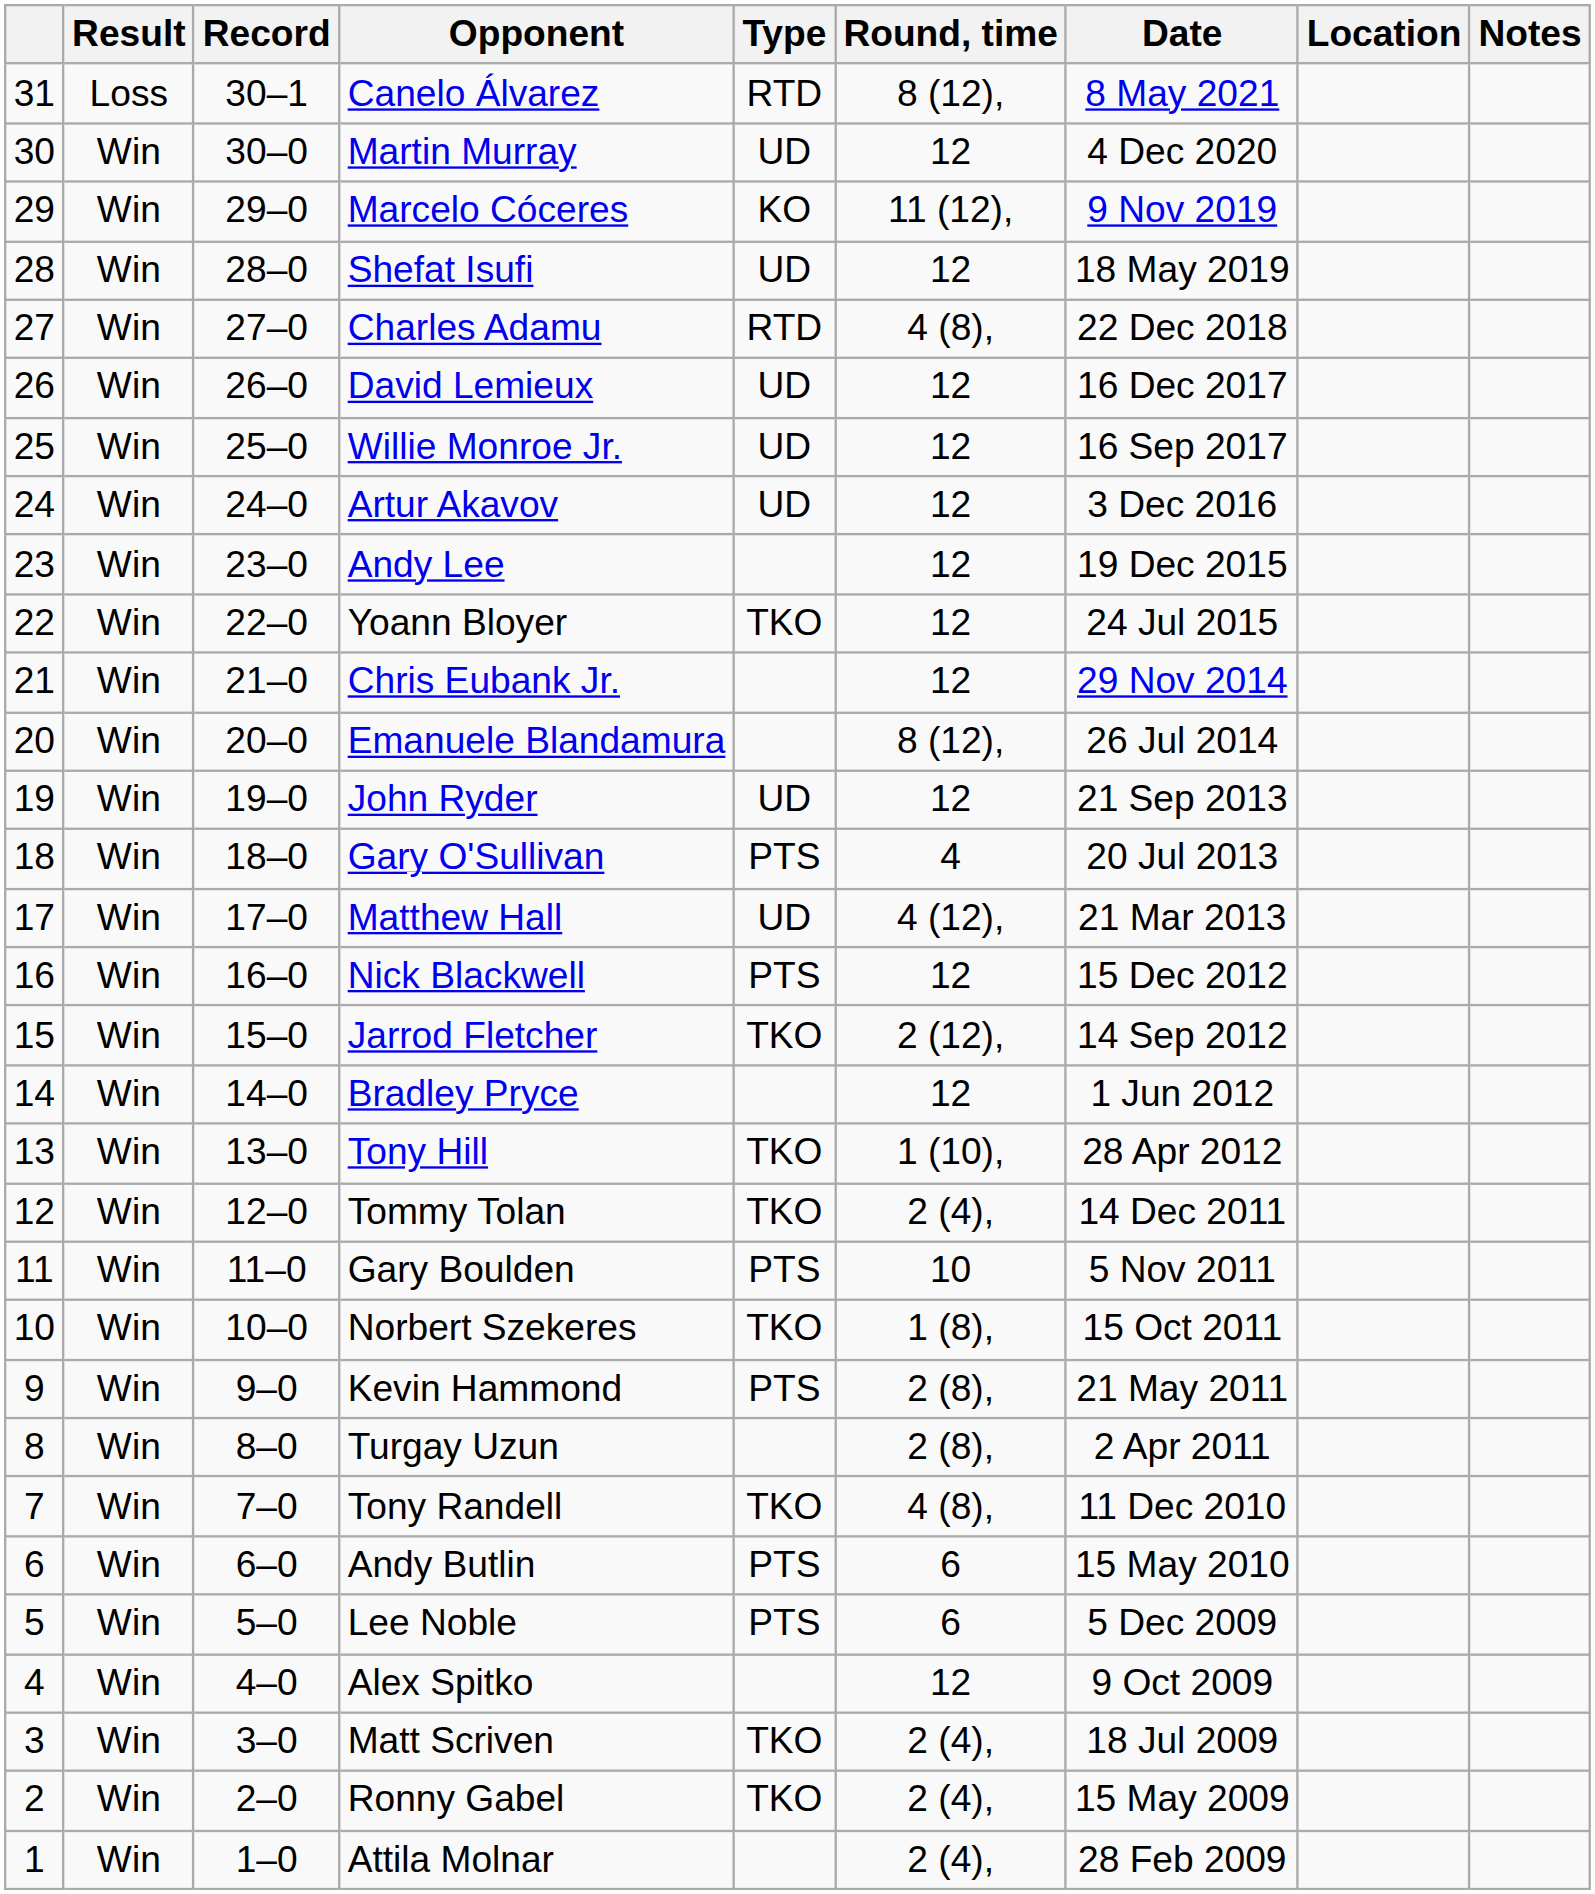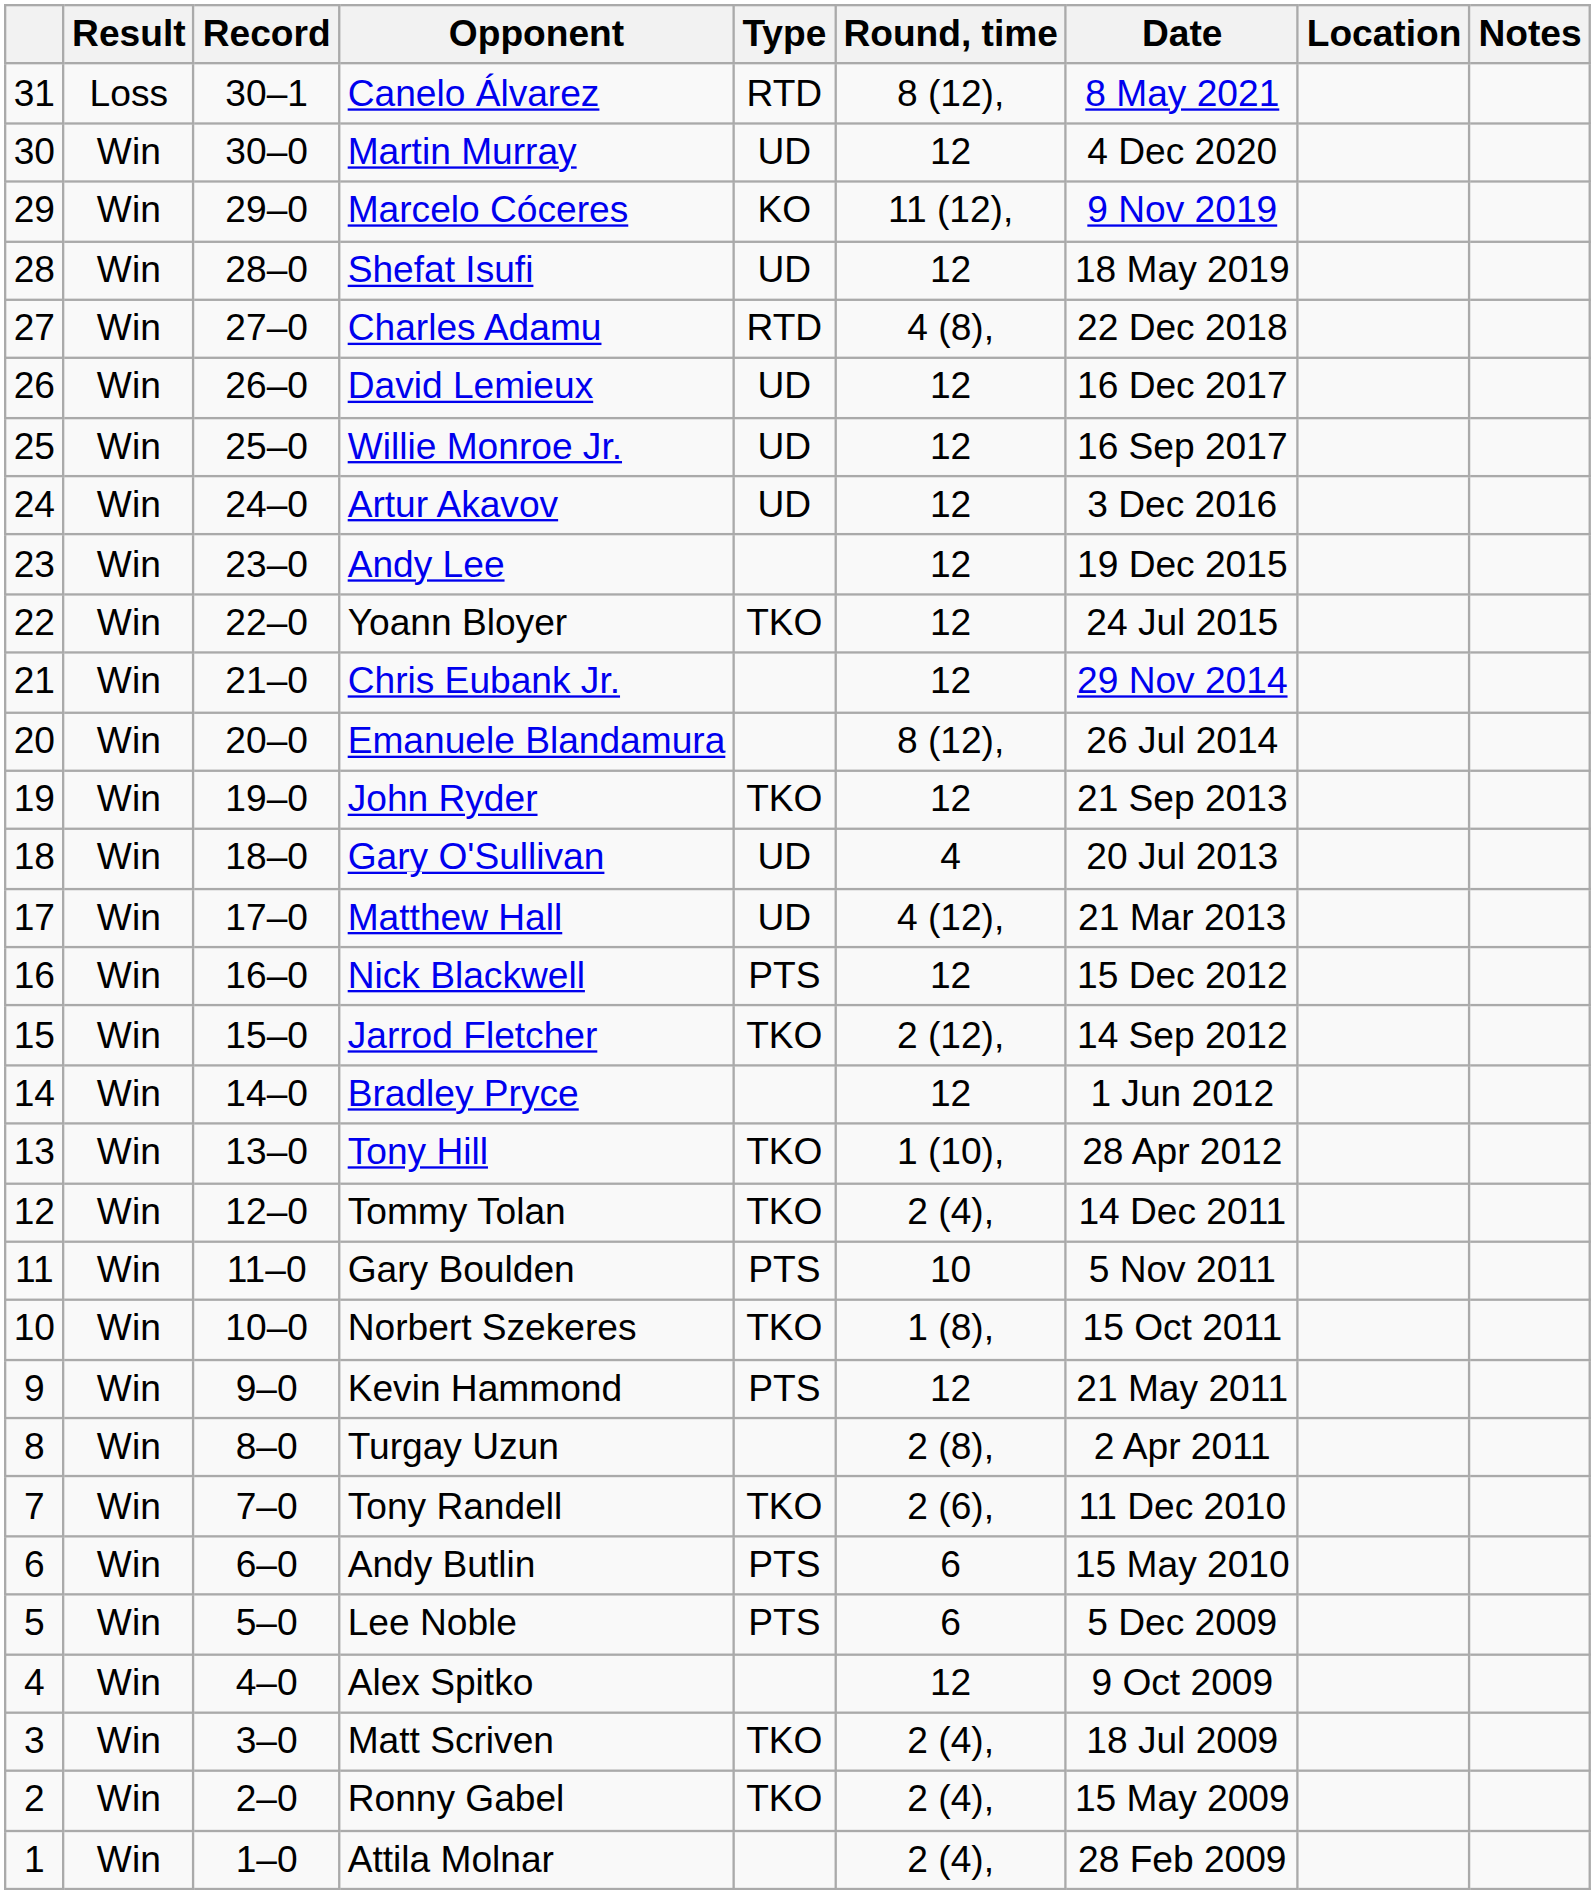(784, 799) UD -> (784, 799) TKO
(784, 858) PTS -> (784, 858) UD
(951, 1387) 2 (8), -> (951, 1387) 12
(951, 1505) 4 (8), -> (951, 1505) 2 (6),
